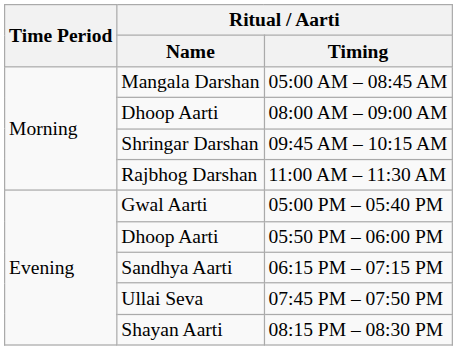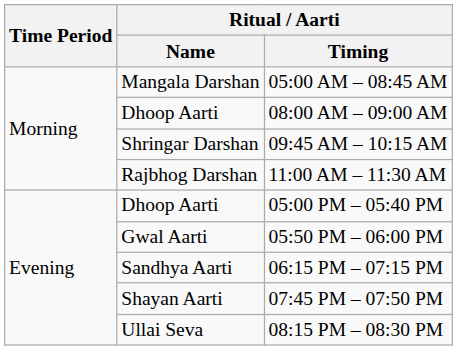(164, 205) Gwal Aarti -> (170, 205) Dhoop Aarti
(170, 236) Dhoop Aarti -> (164, 236) Gwal Aarti
(162, 298) Ullai Seva -> (172, 298) Shayan Aarti
(172, 329) Shayan Aarti -> (162, 329) Ullai Seva
